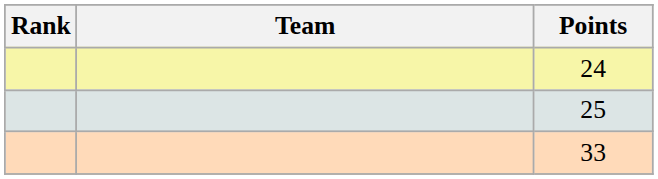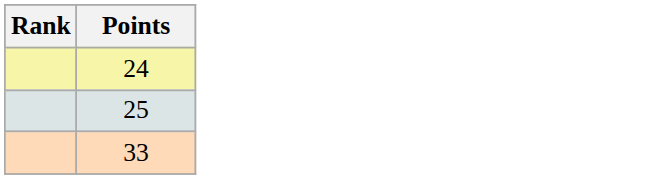- column: (305, 26)
